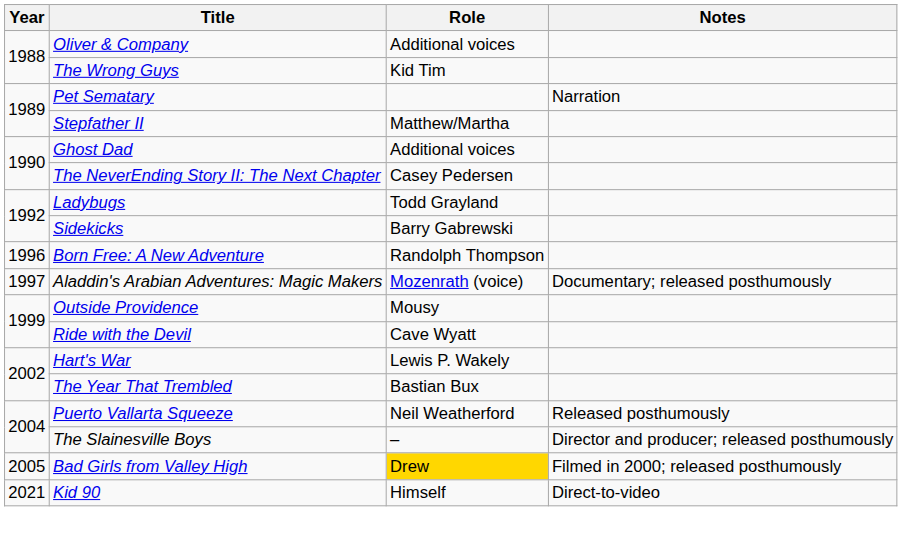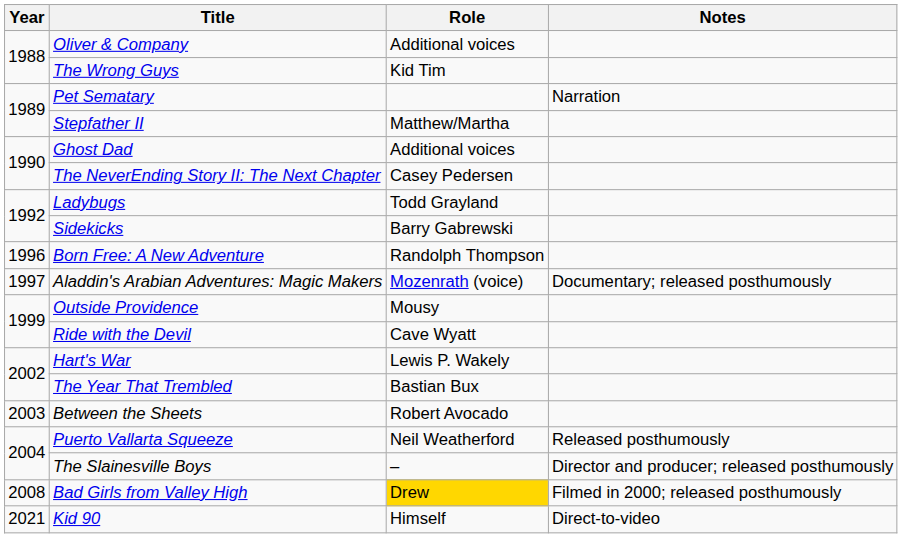+ row: (128, 413)
(27, 466) 2005 -> (27, 492) 2008
